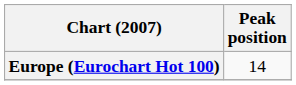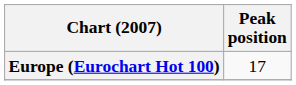(257, 65) 14 -> (257, 65) 17
